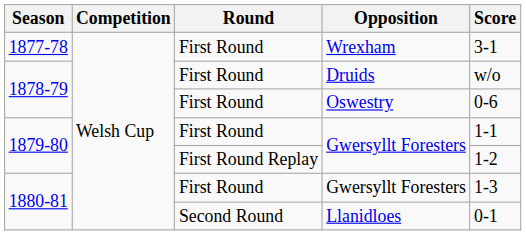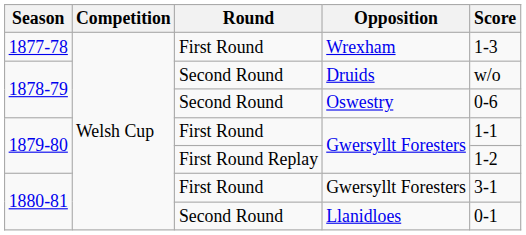(486, 46) 3-1 -> (486, 46) 1-3
(221, 74) First Round -> (231, 74) Second Round
(221, 103) First Round -> (231, 103) Second Round
(486, 187) 1-3 -> (486, 187) 3-1
